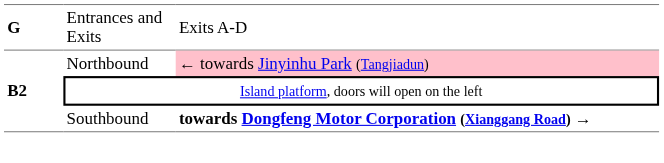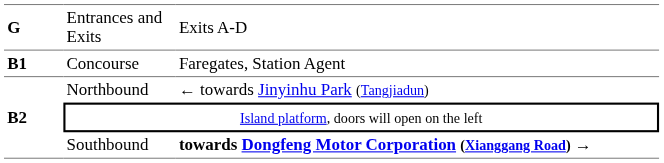+ row: (103, 63)
(304, 63) pink background -> (304, 89) no background
